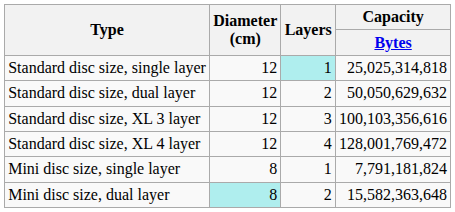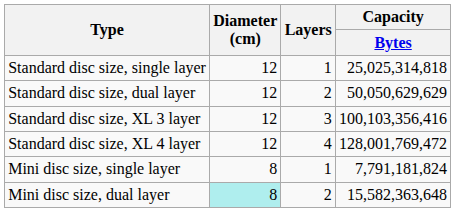(328, 67) paleturquoise background -> (328, 67) no background
(397, 93) 50,050,629,632 -> (397, 93) 50,050,629,629
(393, 118) 100,103,356,616 -> (393, 118) 100,103,356,416
